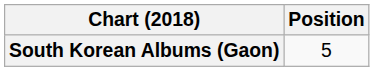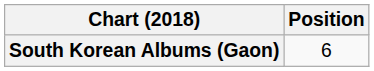(326, 50) 5 -> (326, 50) 6
